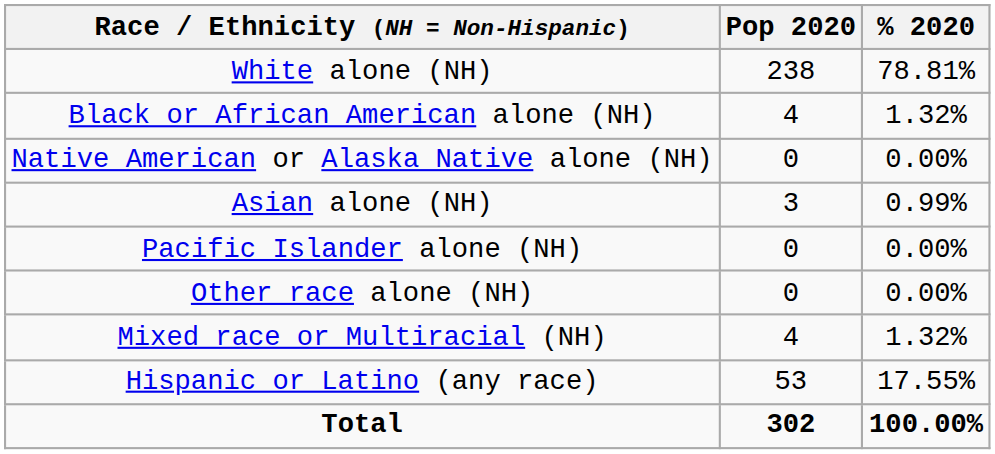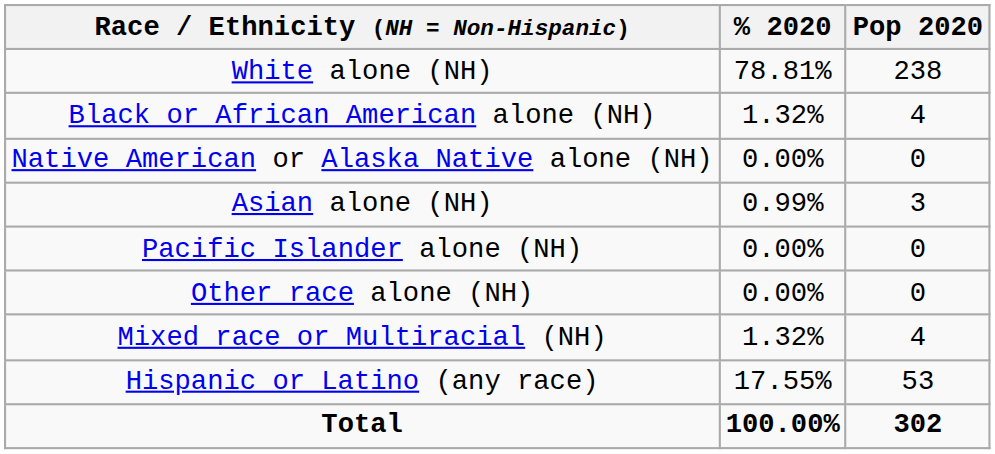columns swapped: (791, 27) <-> (926, 27)
